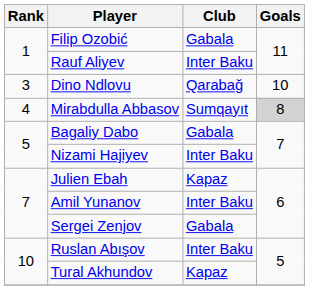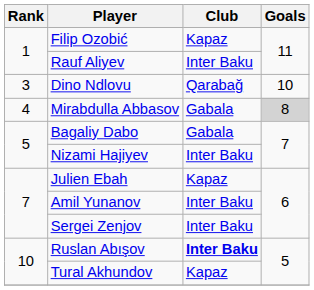(210, 39) Gabala -> (207, 39) Kapaz
(217, 109) Sumqayıt -> (210, 109) Gabala
(210, 226) Gabala -> (219, 226) Inter Baku
(219, 249) normal -> (222, 249) bold
